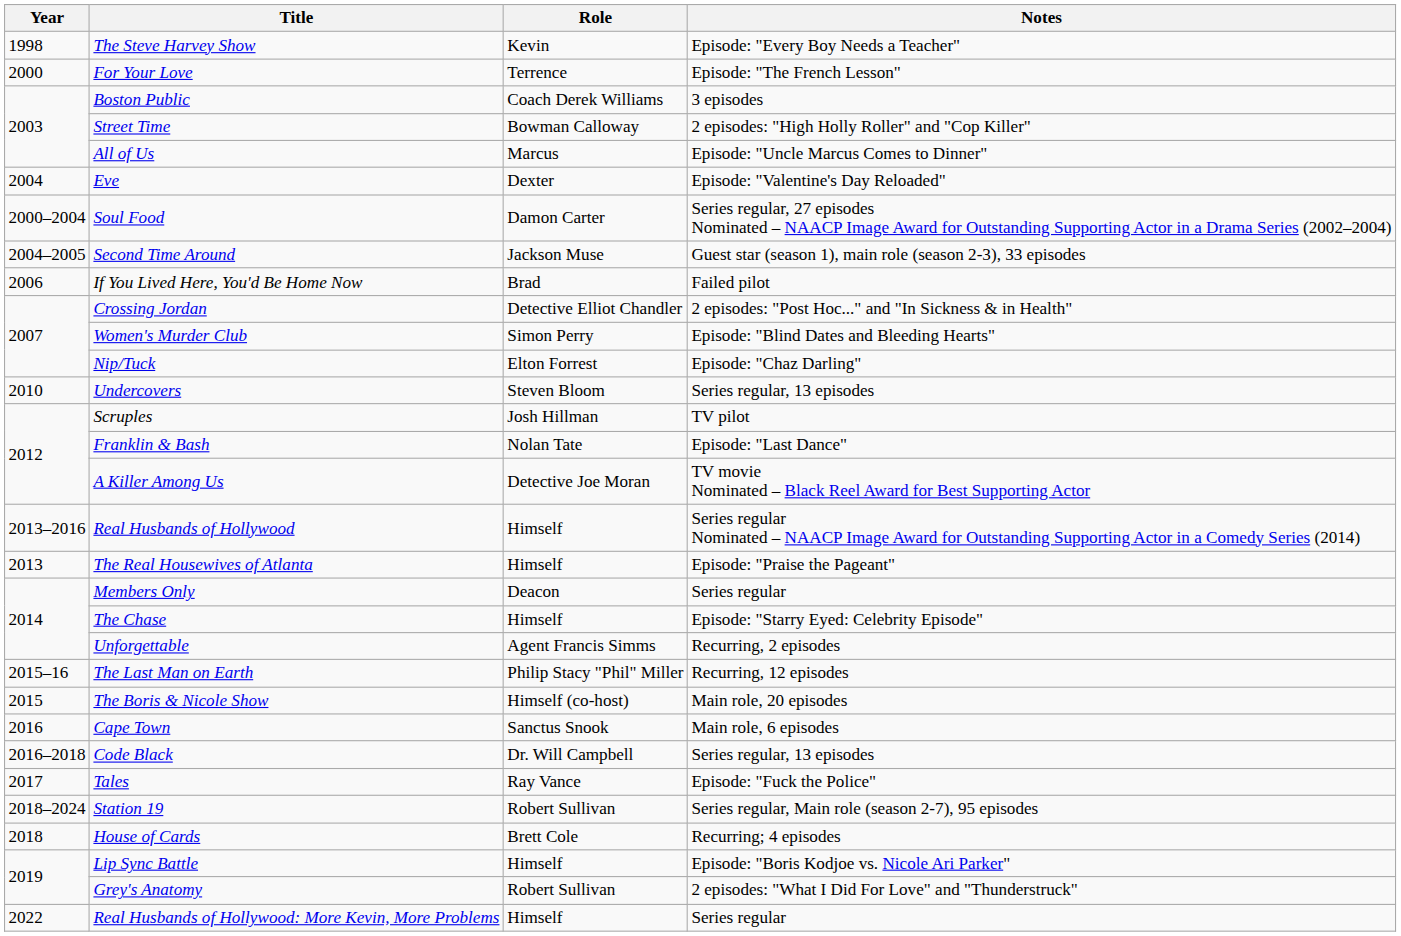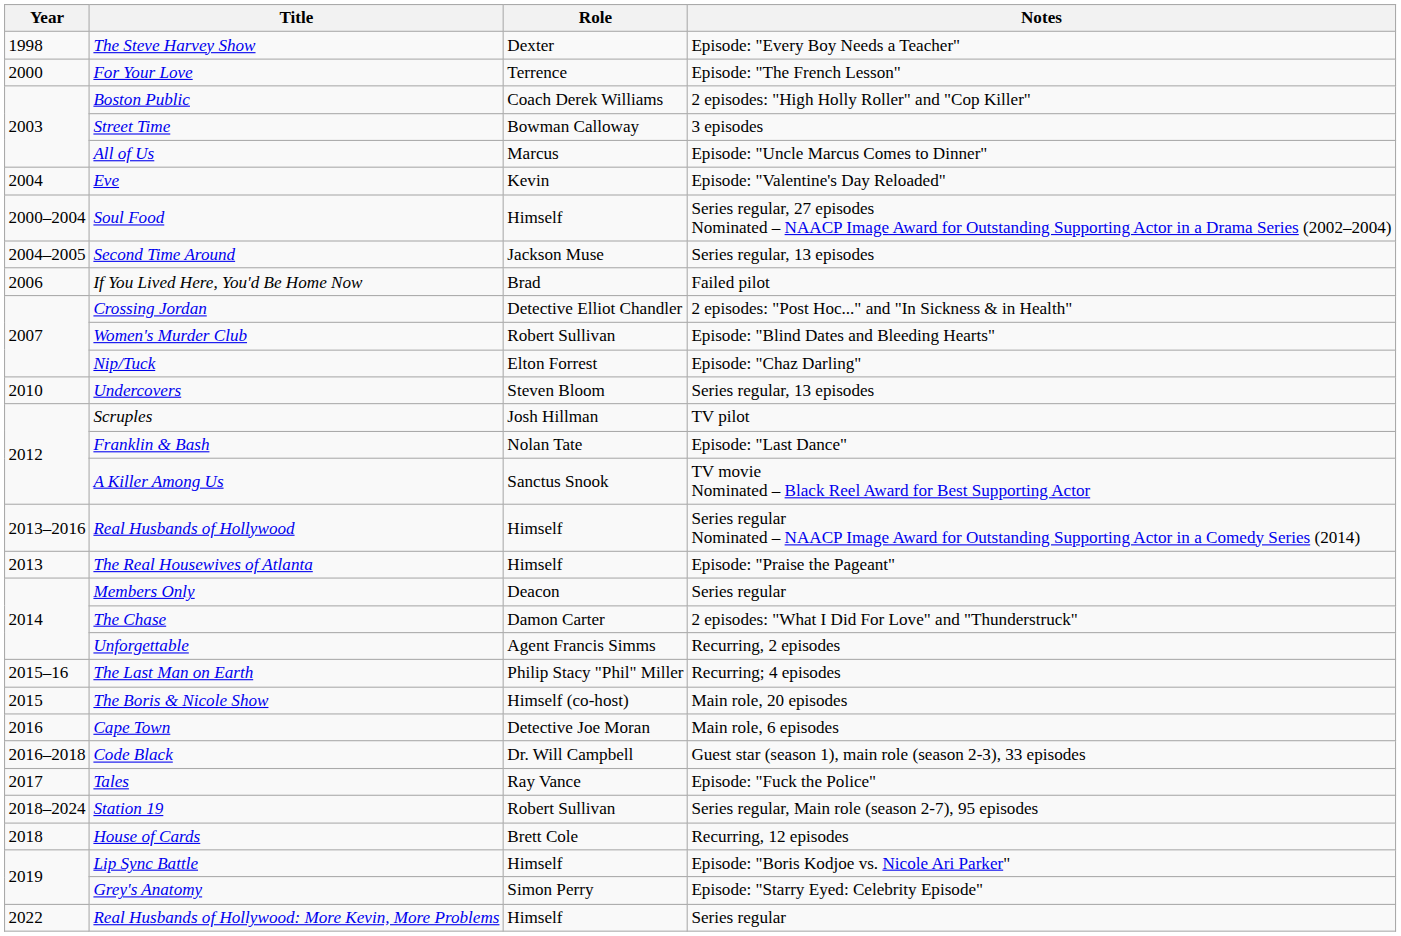(528, 45) Kevin -> (531, 45) Dexter
(727, 99) 3 episodes -> (861, 99) 2 episodes: "High Holly Roller" and "Cop Killer"
(861, 126) 2 episodes: "High Holly Roller" and "Cop Killer" -> (727, 126) 3 episodes
(531, 180) Dexter -> (528, 180) Kevin
(556, 217) Damon Carter -> (535, 217) Himself
(888, 254) Guest star (season 1), main role (season 2-3), 33 episodes -> (783, 254) Series regular, 13 episodes
(550, 335) Simon Perry -> (561, 335) Robert Sullivan
(579, 481) Detective Joe Moran -> (558, 481) Sanctus Snook
(535, 618) Himself -> (556, 618) Damon Carter
(837, 618) Episode: "Starry Eyed: Celebrity Episode" -> (885, 618) 2 episodes: "What I Did For Love" and "Thunderstruck"
(770, 673) Recurring, 12 episodes -> (766, 673) Recurring; 4 episodes
(558, 727) Sanctus Snook -> (579, 727) Detective Joe Moran
(783, 754) Series regular, 13 episodes -> (888, 754) Guest star (season 1), main role (season 2-3), 33 episodes
(766, 836) Recurring; 4 episodes -> (770, 836) Recurring, 12 episodes
(561, 890) Robert Sullivan -> (550, 890) Simon Perry
(885, 890) 2 episodes: "What I Did For Love" and "Thunderstruck" -> (837, 890) Episode: "Starry Eyed: Celebrity Episode"
